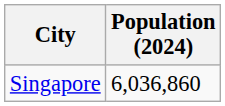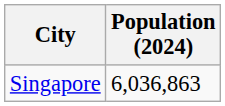(156, 82) 6,036,860 -> (156, 82) 6,036,863
